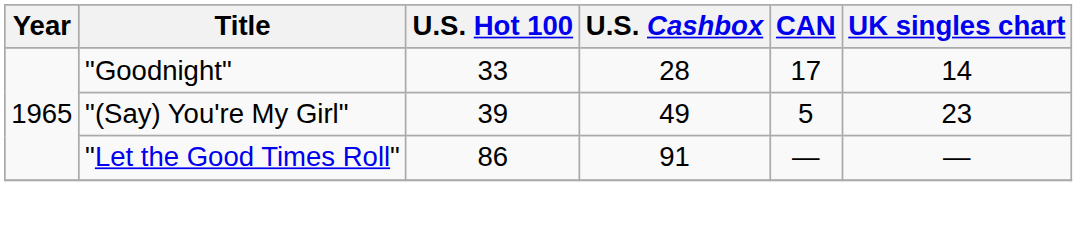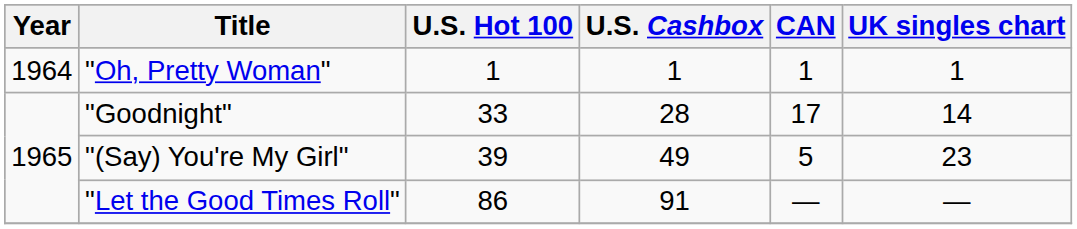+ row: (208, 69)
